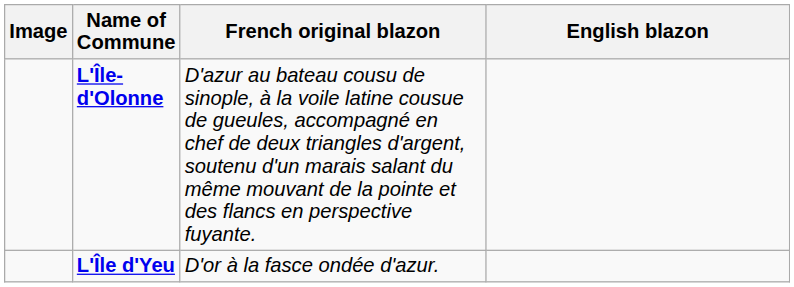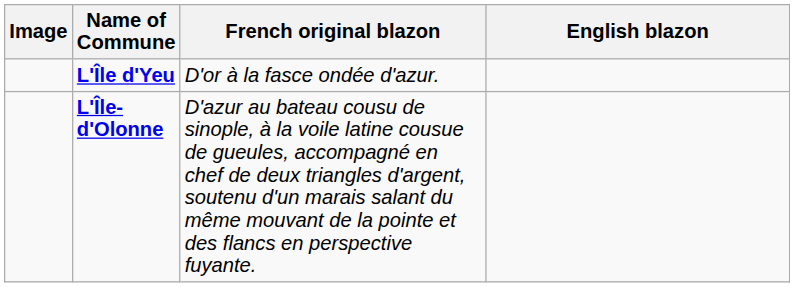rows swapped: (120, 86) <-> (126, 265)
